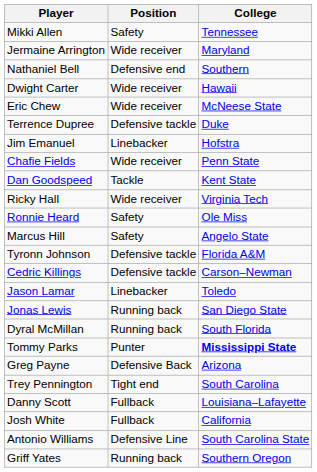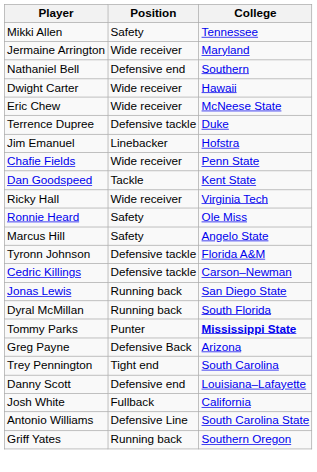- row: (41, 291)
(132, 402) Fullback -> (148, 384) Defensive end
